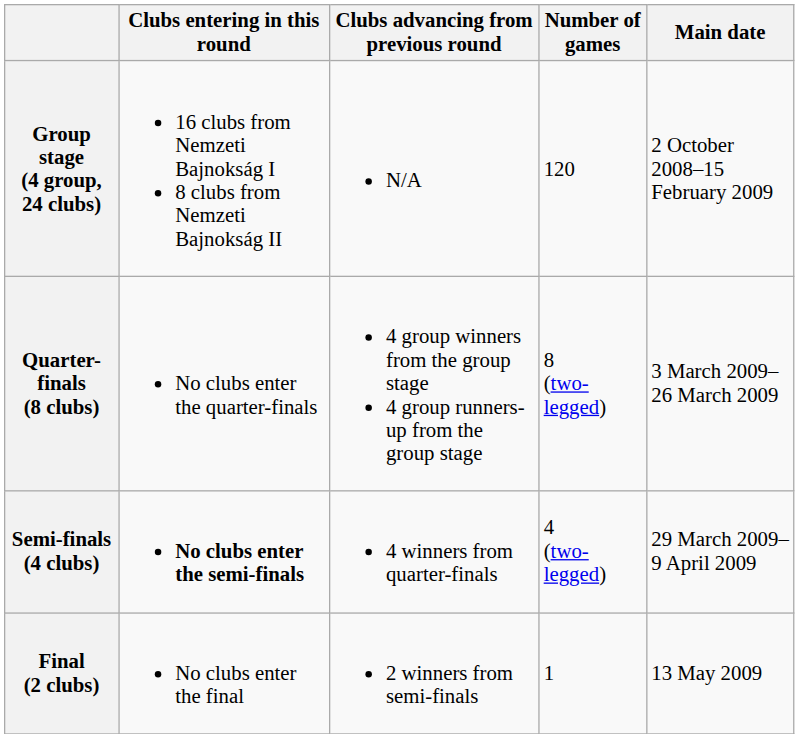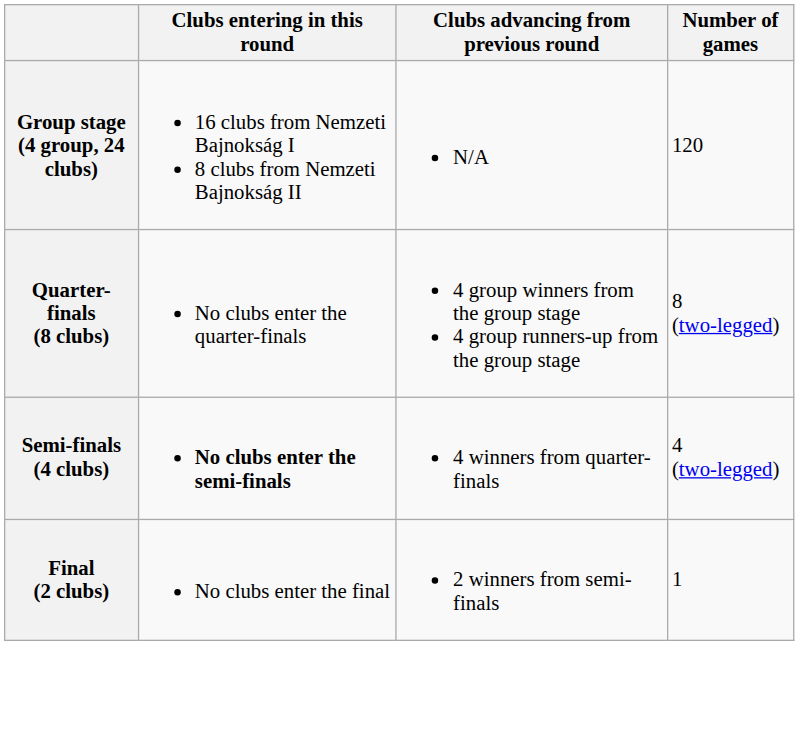- column: (720, 32)
